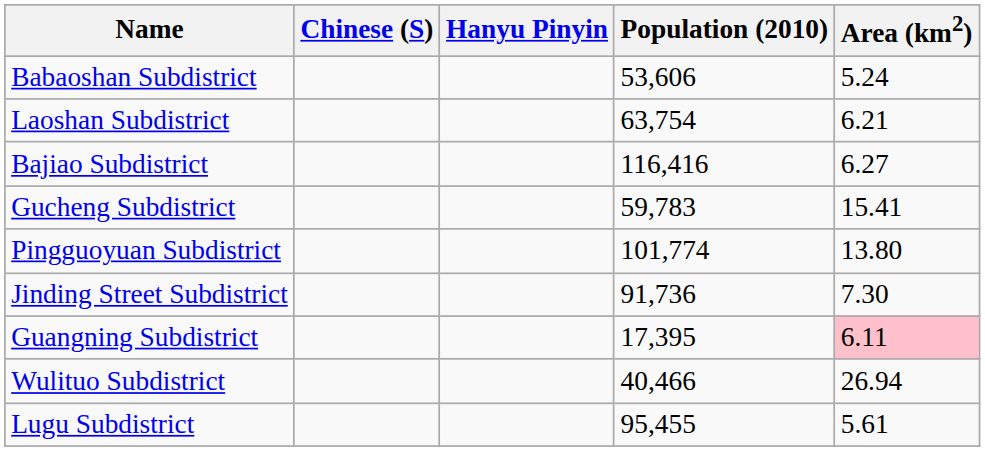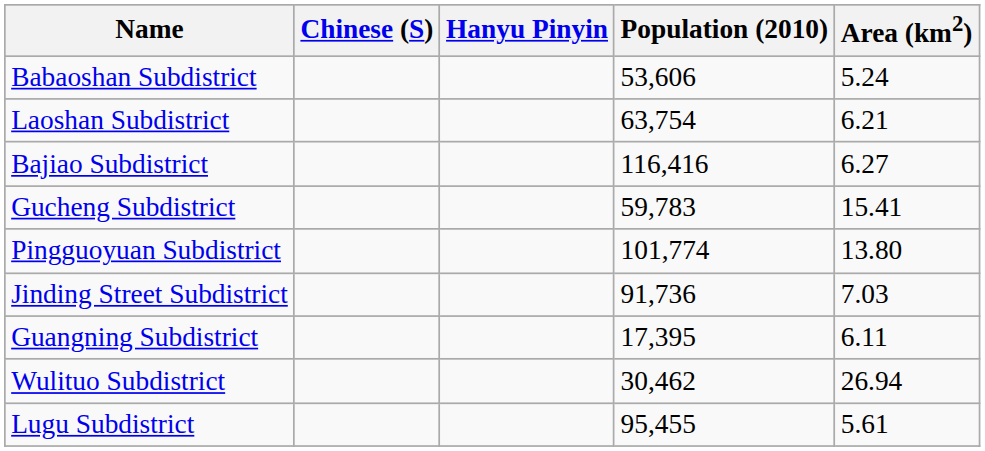(865, 293) 7.30 -> (865, 293) 7.03
(864, 337) pink background -> (864, 337) no background
(658, 380) 40,466 -> (658, 380) 30,462
